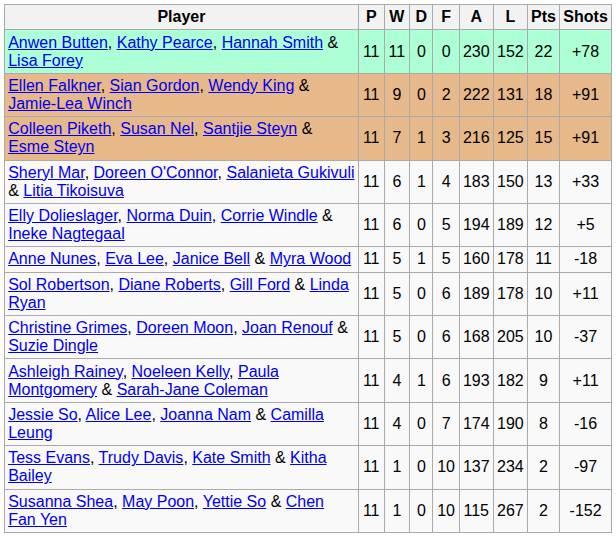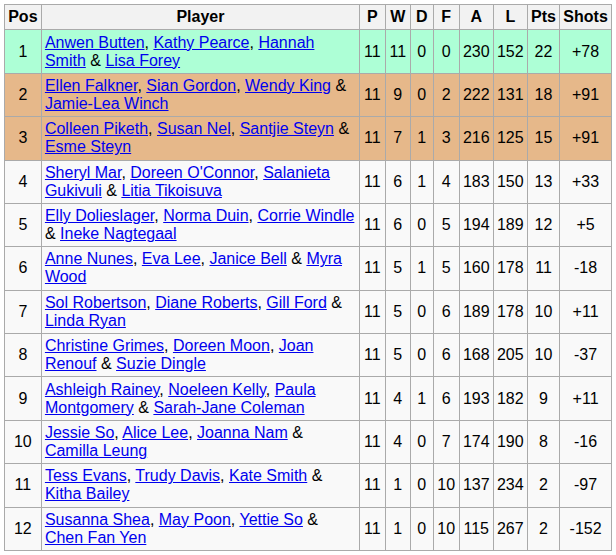+ column: (23, 17)
